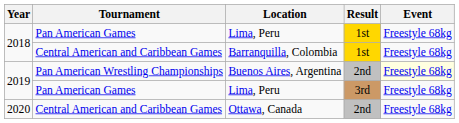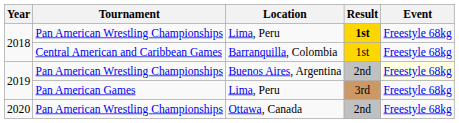(86, 33) Pan American Games -> (129, 33) Pan American Wrestling Championships
(362, 33) normal -> (362, 33) bold
(129, 109) Central American and Caribbean Games -> (129, 109) Pan American Wrestling Championships
